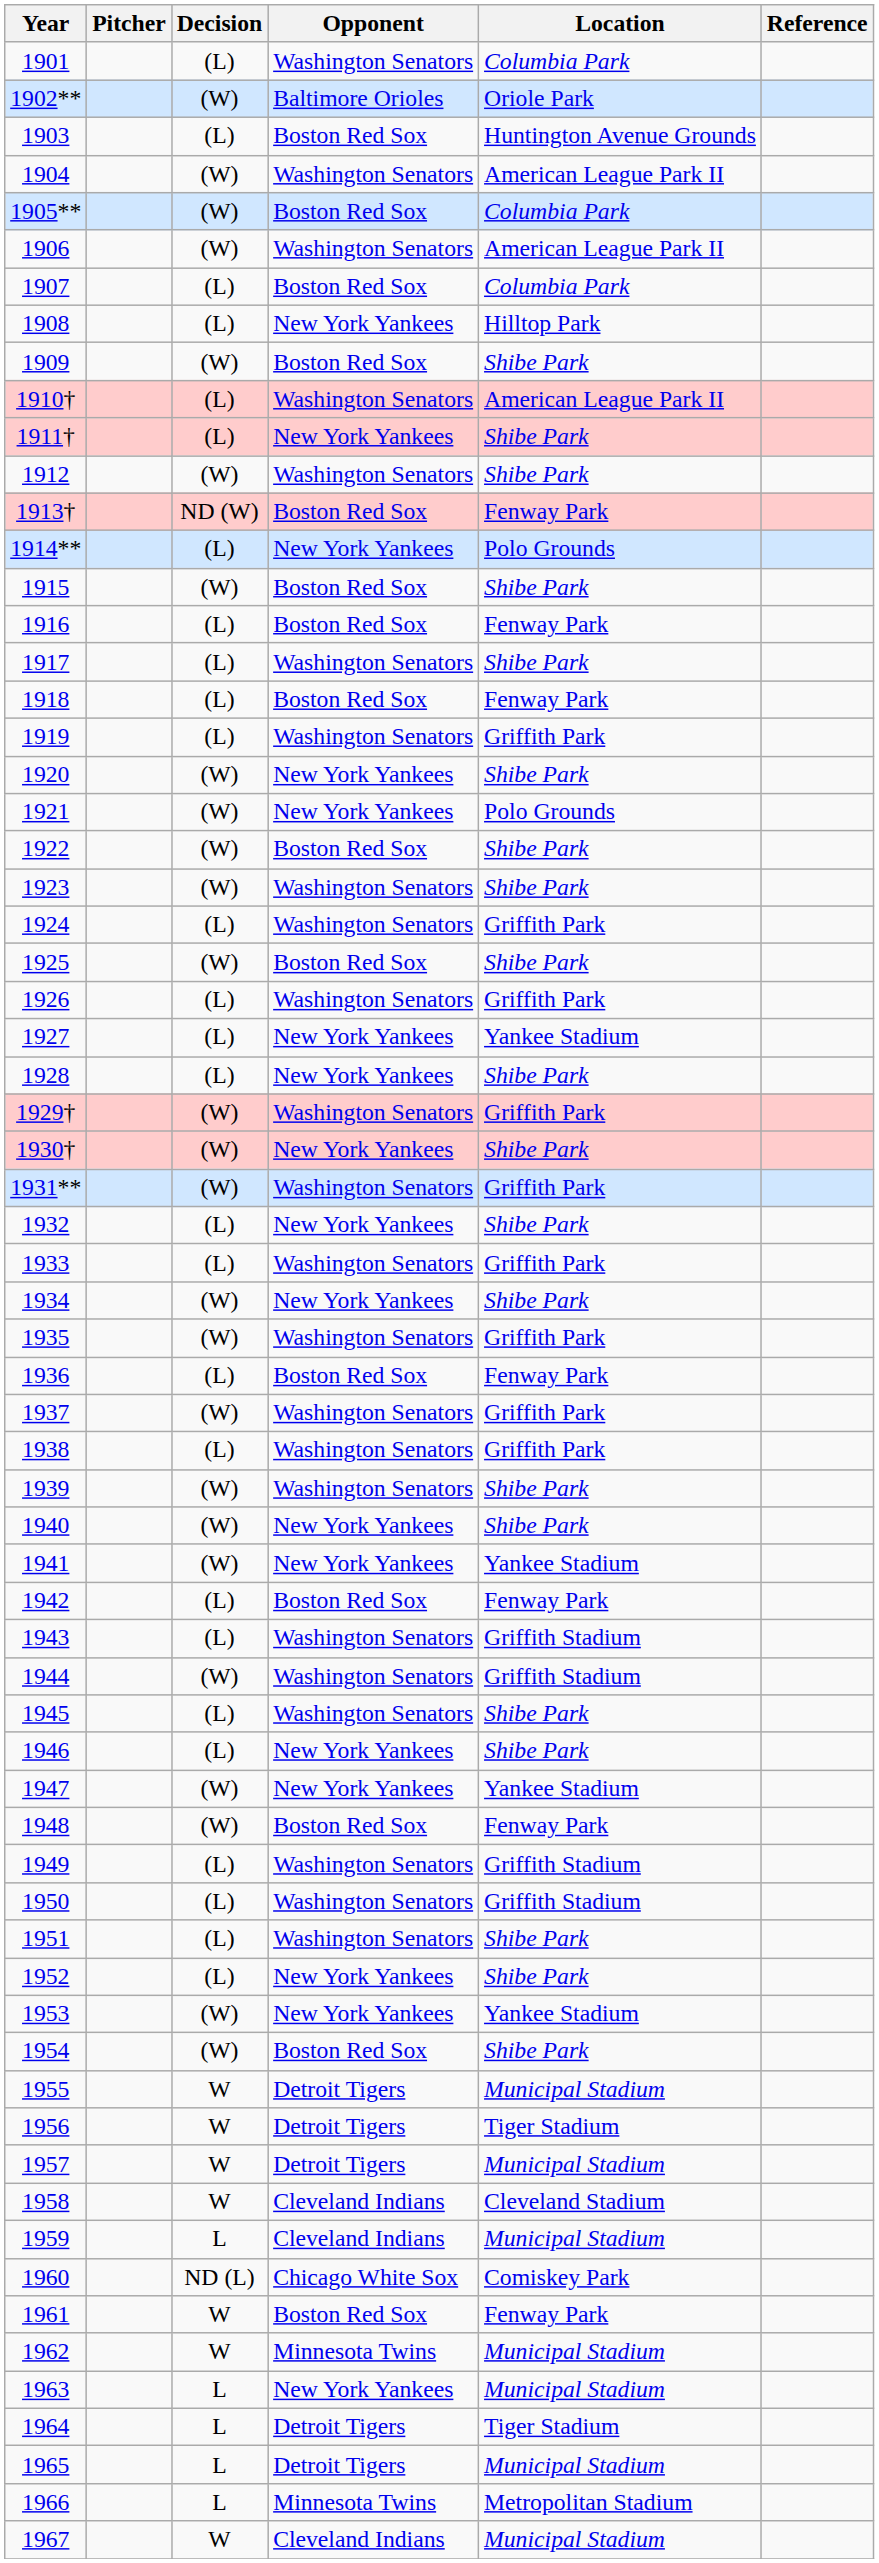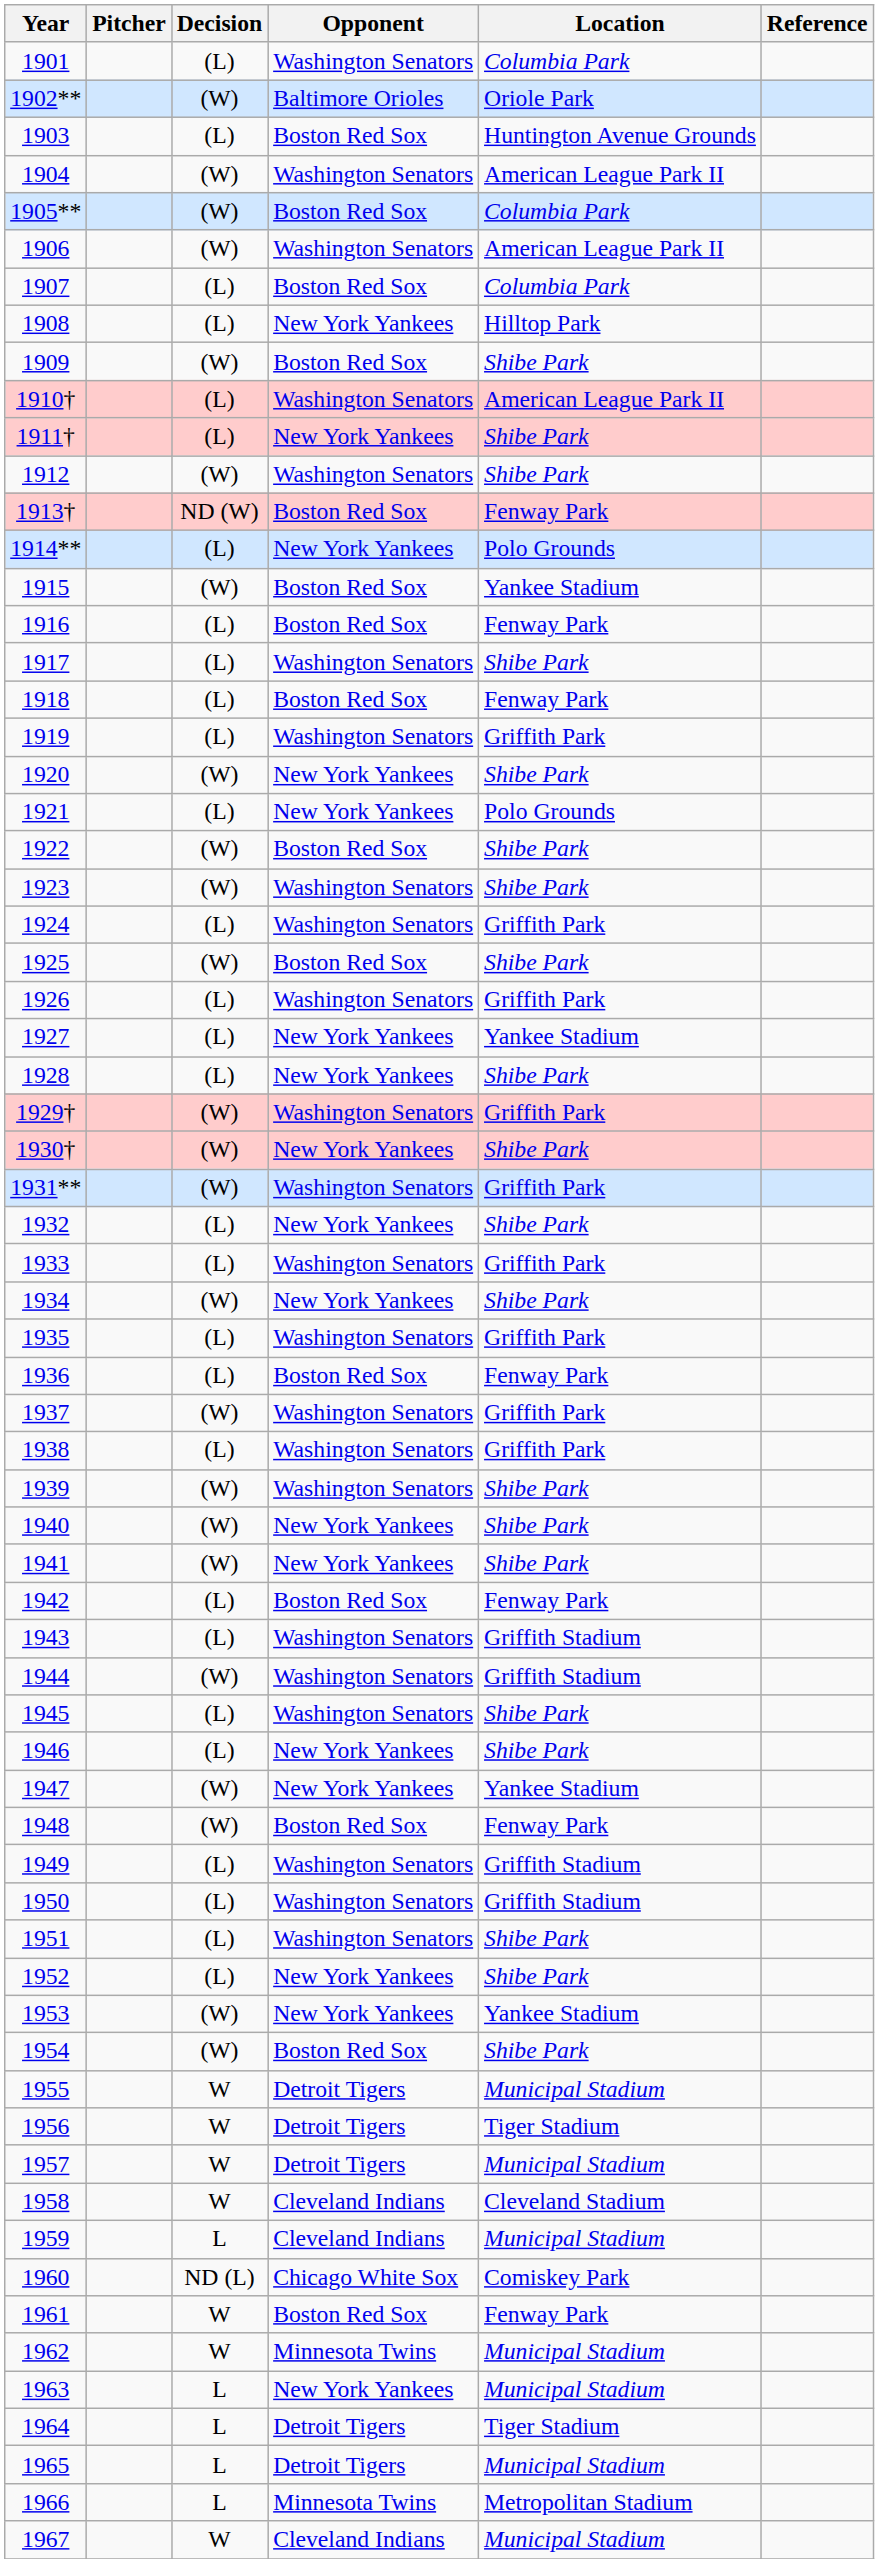(536, 586) Shibe Park -> (561, 586) Yankee Stadium
(219, 811) (W) -> (219, 811) (L)
(219, 1337) (W) -> (219, 1337) (L)
(561, 1563) Yankee Stadium -> (536, 1563) Shibe Park
